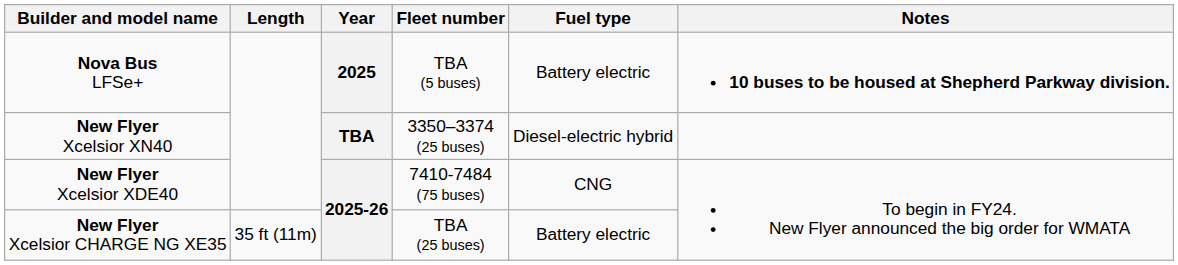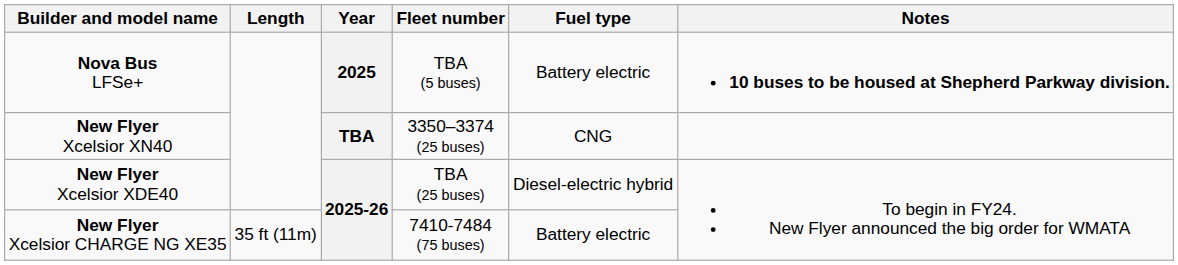(593, 137) Diesel-electric hybrid -> (593, 137) CNG
(451, 185) 7410-7484 (75 buses) -> (451, 185) TBA (25 buses)
(593, 185) CNG -> (593, 185) Diesel-electric hybrid
(451, 235) TBA (25 buses) -> (451, 235) 7410-7484 (75 buses)
